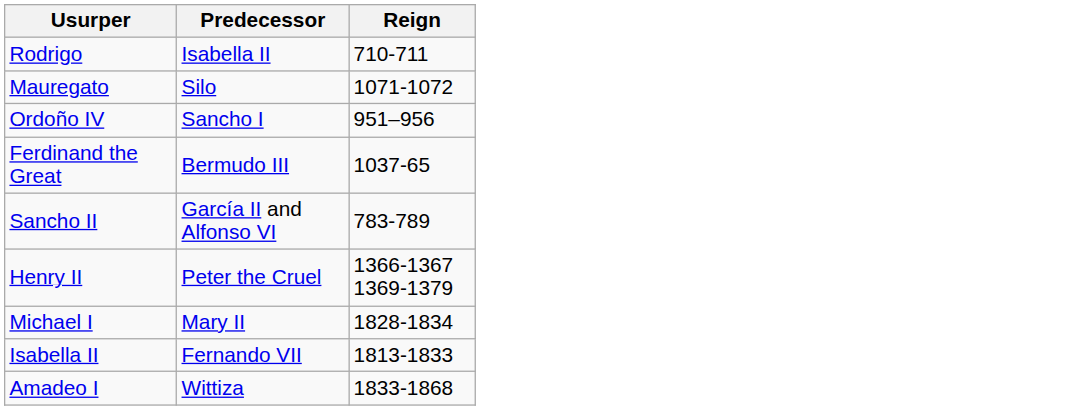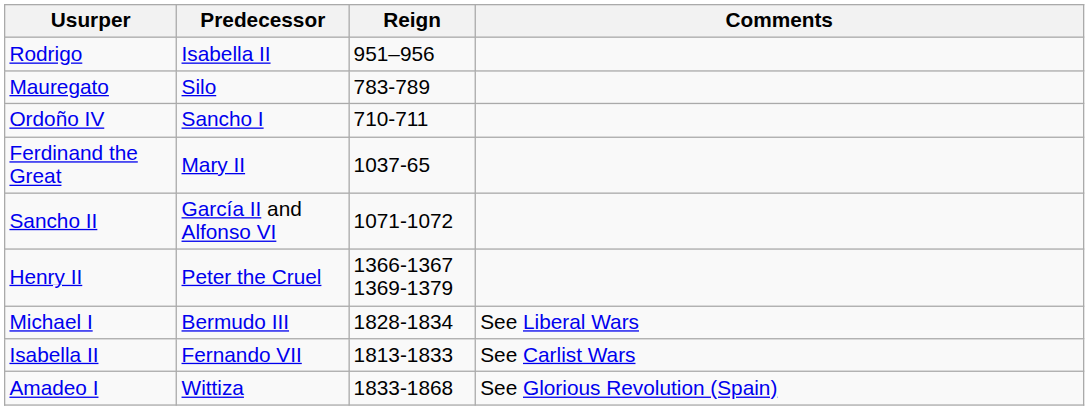+ column: (779, 20)
(391, 53) 710-711 -> (394, 53) 951–956
(403, 86) 1071-1072 -> (392, 86) 783-789
(394, 119) 951–956 -> (391, 119) 710-711
(235, 164) Bermudo III -> (213, 164) Mary II
(392, 221) 783-789 -> (403, 221) 1071-1072
(213, 322) Mary II -> (235, 322) Bermudo III
